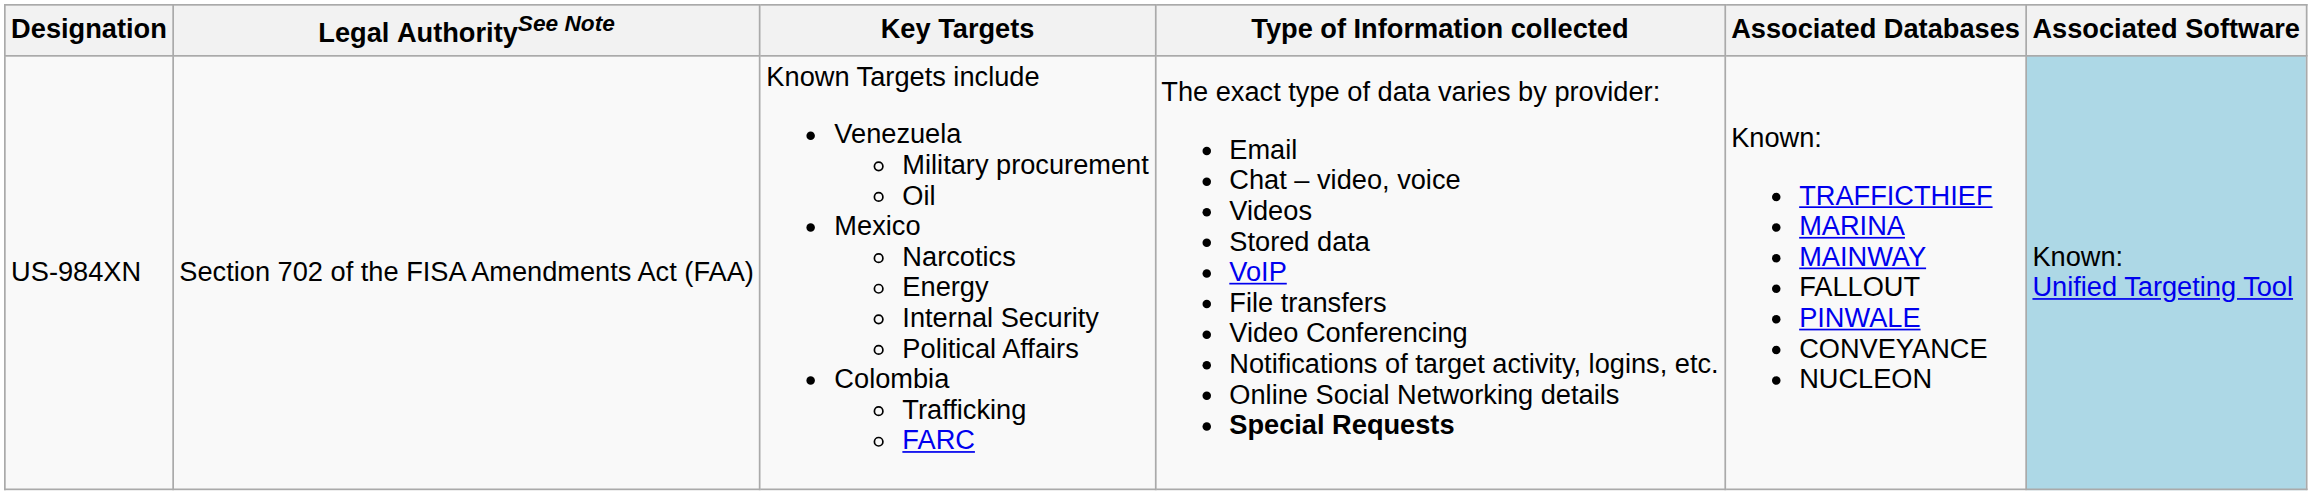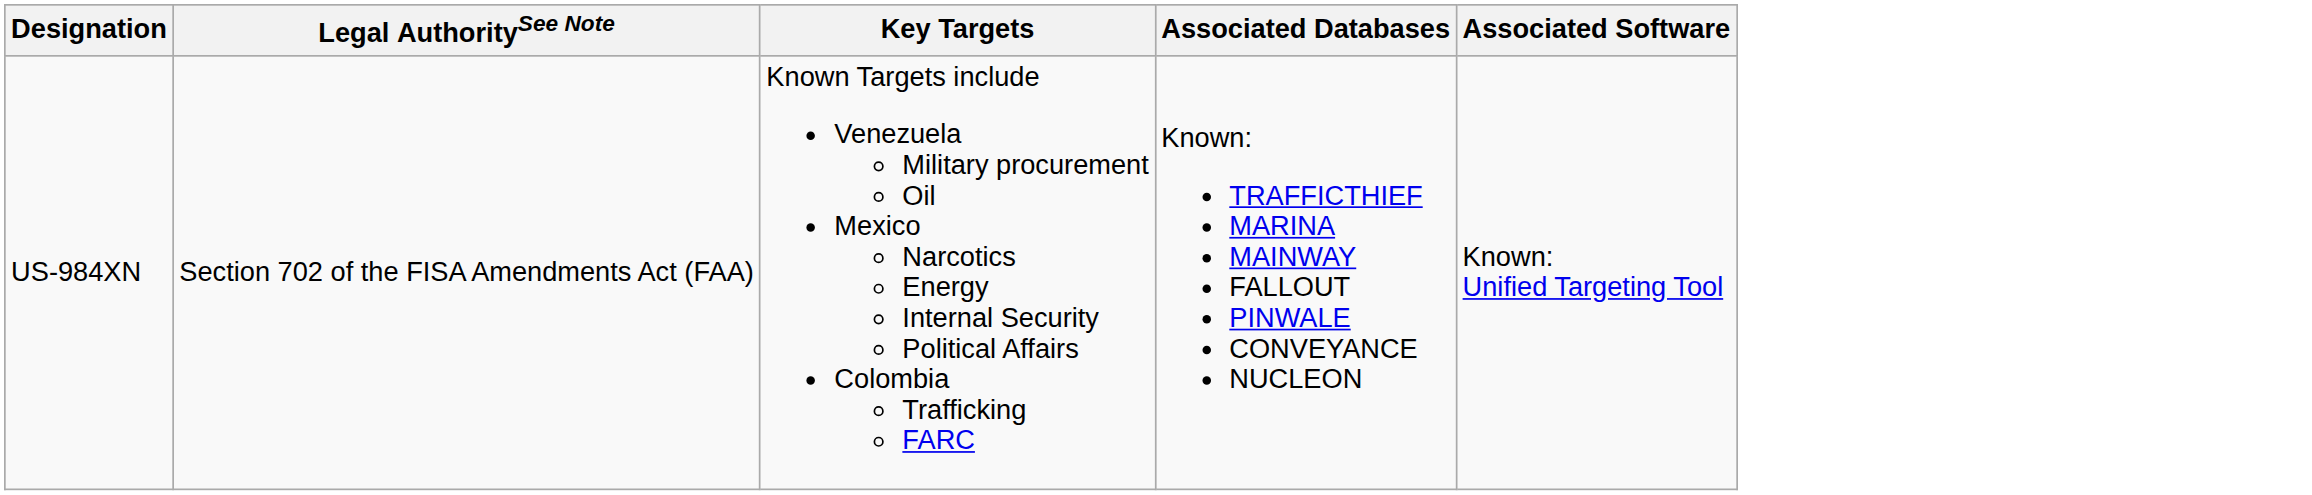- column: (1440, 29)
(2163, 272) lightblue background -> (1593, 272) no background
